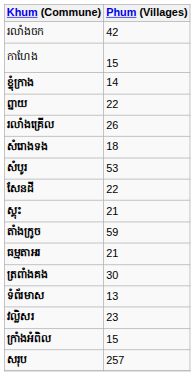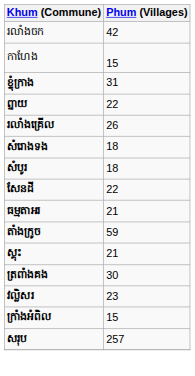(112, 83) 14 -> (112, 83) 31
(112, 168) 53 -> (112, 168) 18
rows swapped: (14, 210) <-> (24, 253)
- row: (26, 295)
